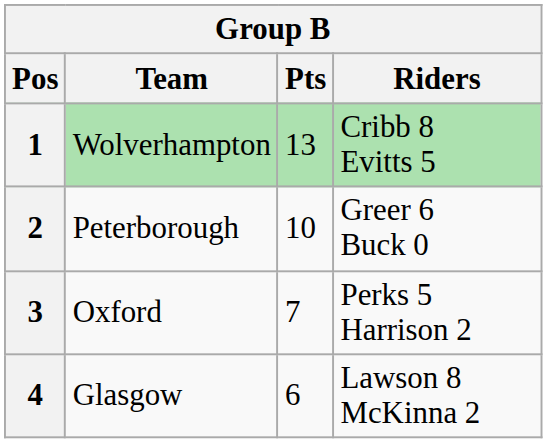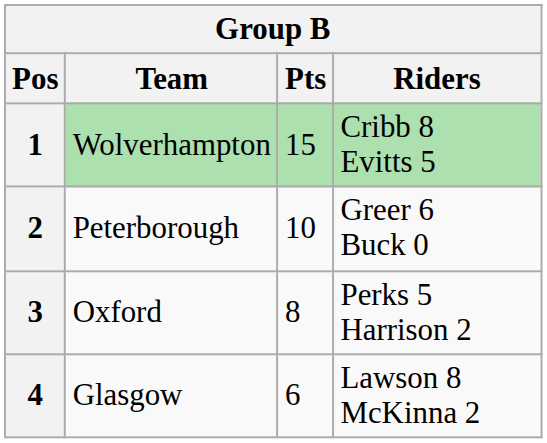(300, 144) 13 -> (300, 144) 15
(293, 311) 7 -> (293, 311) 8
